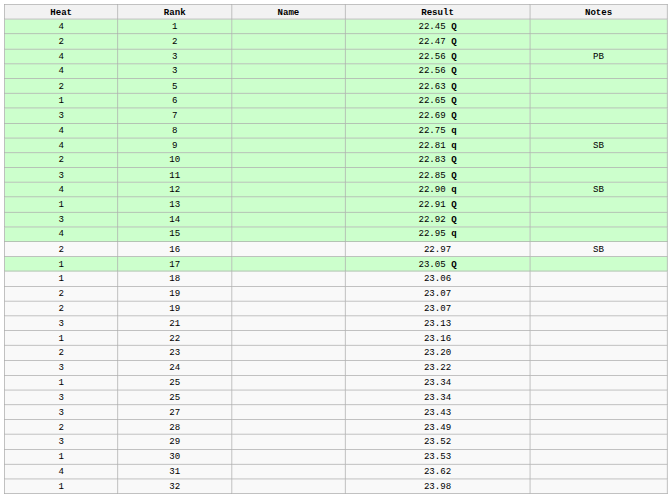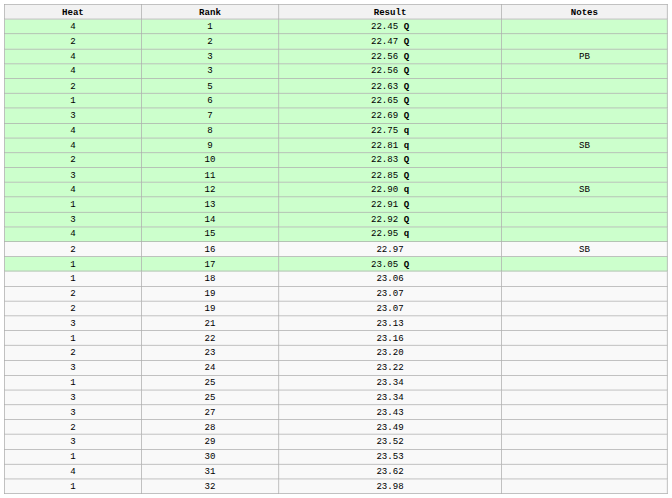- column: (288, 12)
